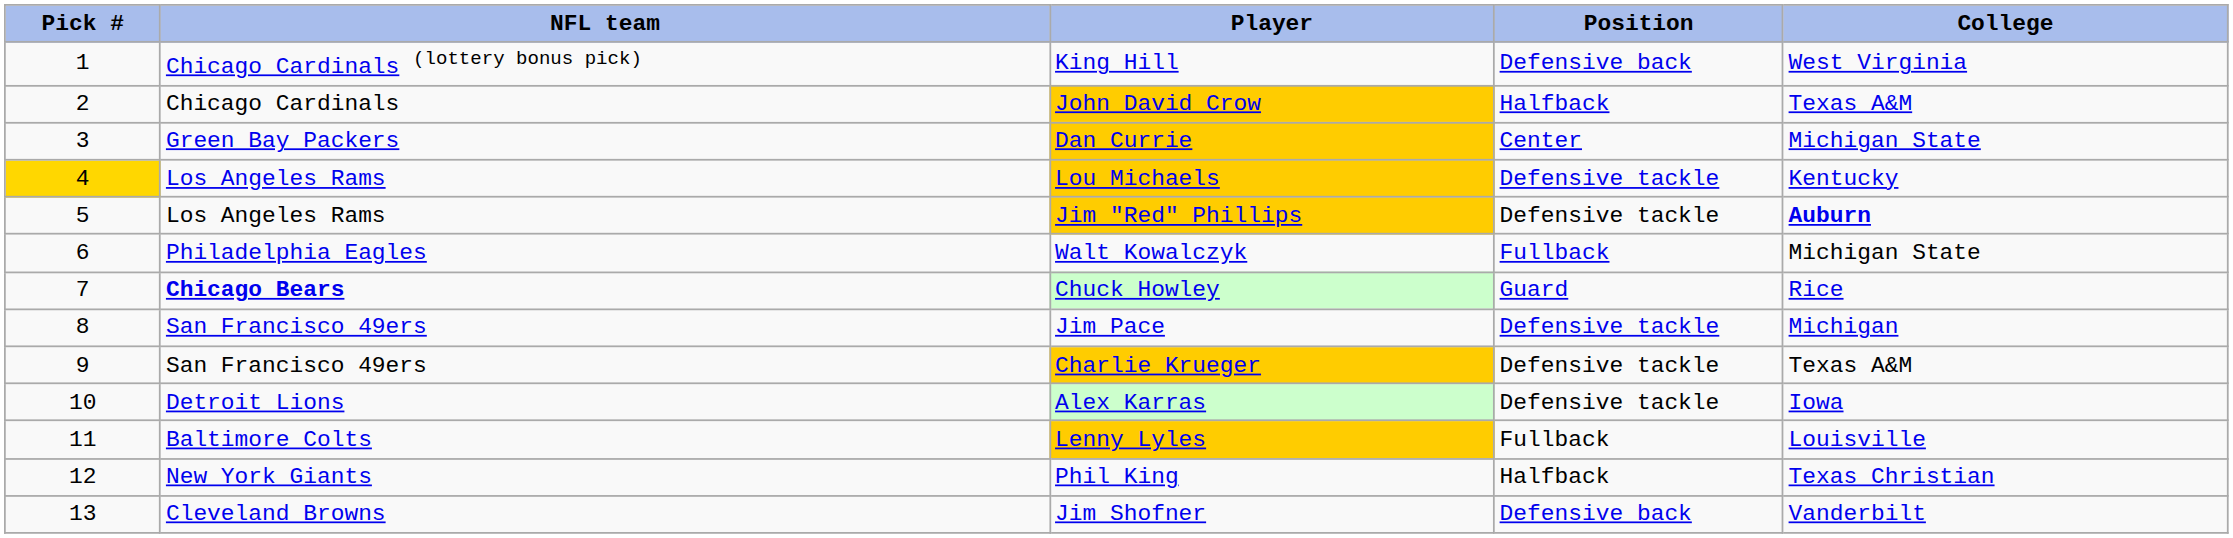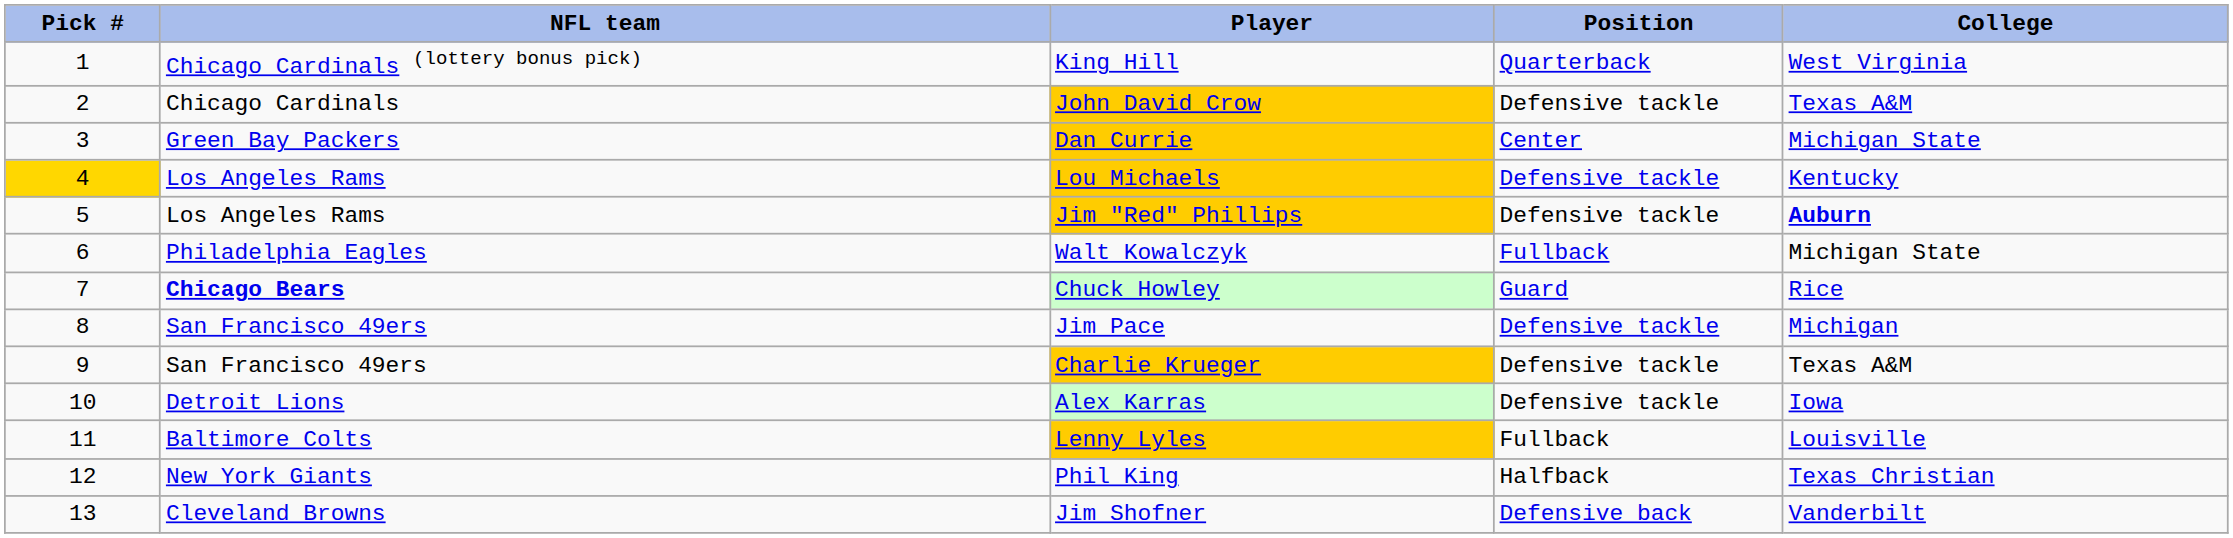(1596, 64) Defensive back -> (1575, 64) Quarterback
(1555, 104) Halfback -> (1609, 104) Defensive tackle
